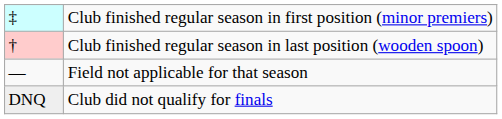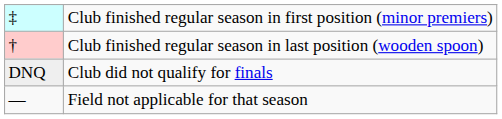rows swapped: (170, 99) <-> (188, 72)
